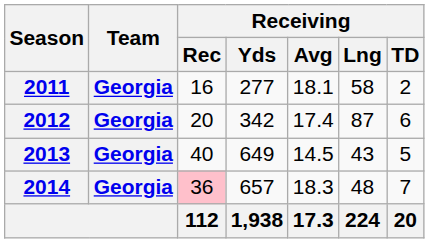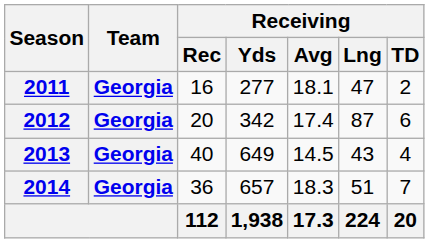(362, 87) 58 -> (362, 87) 47
(405, 154) 5 -> (405, 154) 4
(202, 187) pink background -> (202, 187) no background
(362, 187) 48 -> (362, 187) 51
